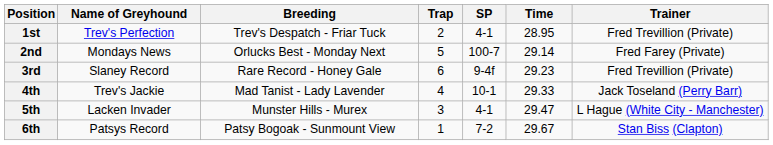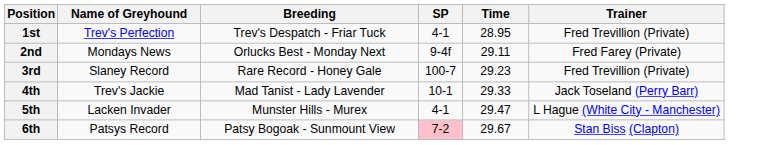- column: (441, 14)
(484, 52) 100-7 -> (441, 52) 9-4f
(539, 52) 29.14 -> (496, 52) 29.11
(484, 71) 9-4f -> (441, 71) 100-7
(484, 129) no background -> (441, 129) pink background
